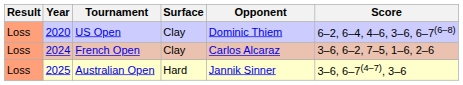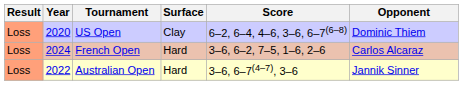columns swapped: (261, 13) <-> (386, 13)
(174, 51) Clay -> (175, 51) Hard
(58, 70) 2025 -> (58, 70) 2022
